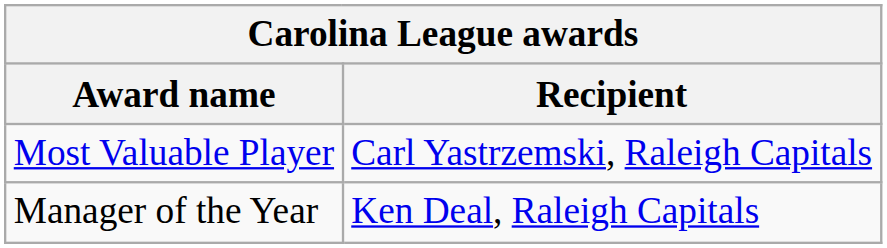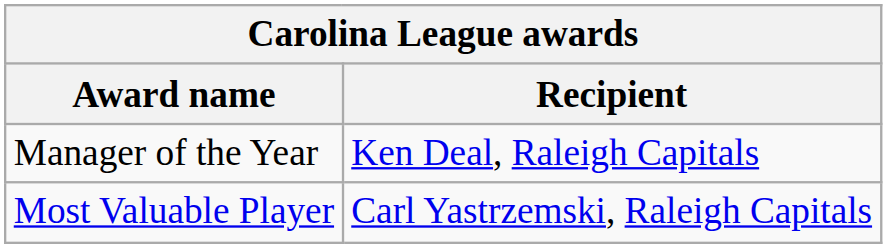rows swapped: (174, 152) <-> (166, 211)
